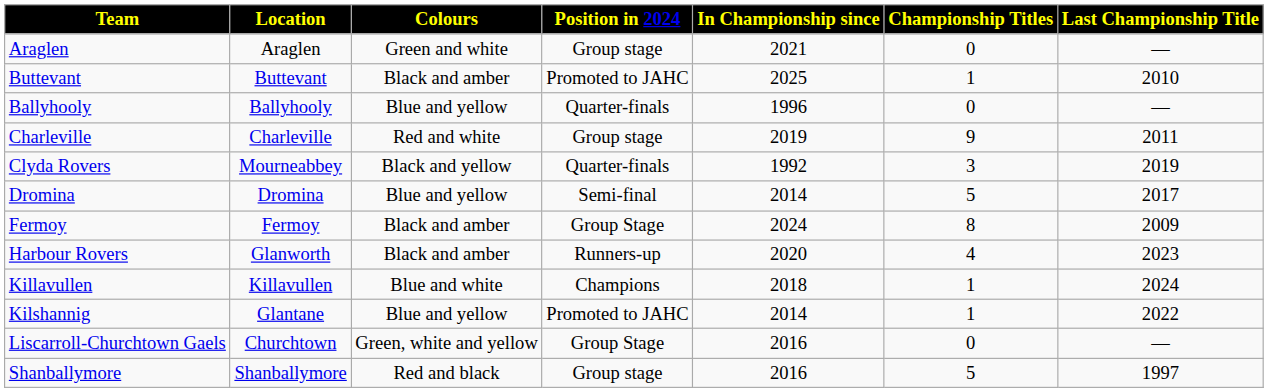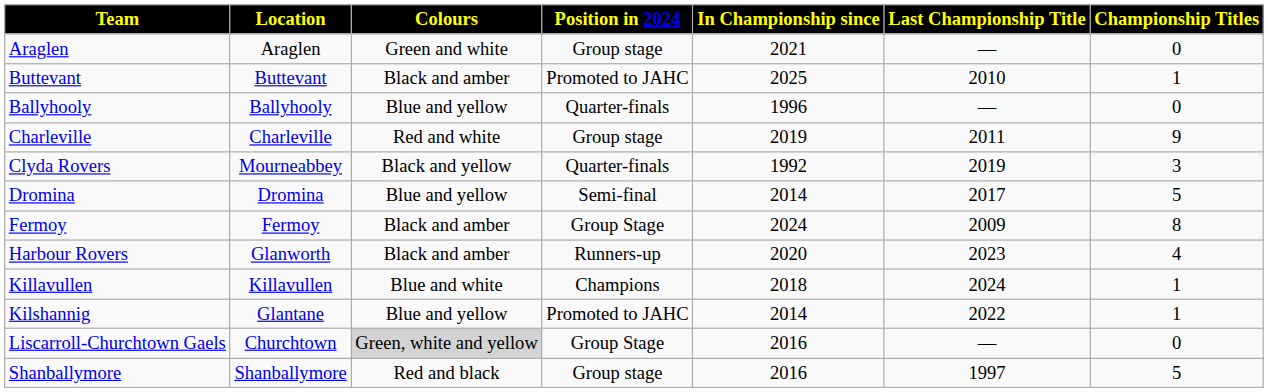columns swapped: (971, 19) <-> (1160, 19)
(447, 343) no background -> (447, 343) lightgrey background
